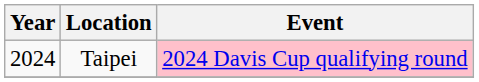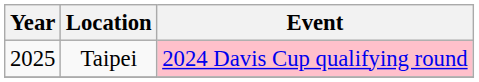(33, 58) 2024 -> (33, 58) 2025
